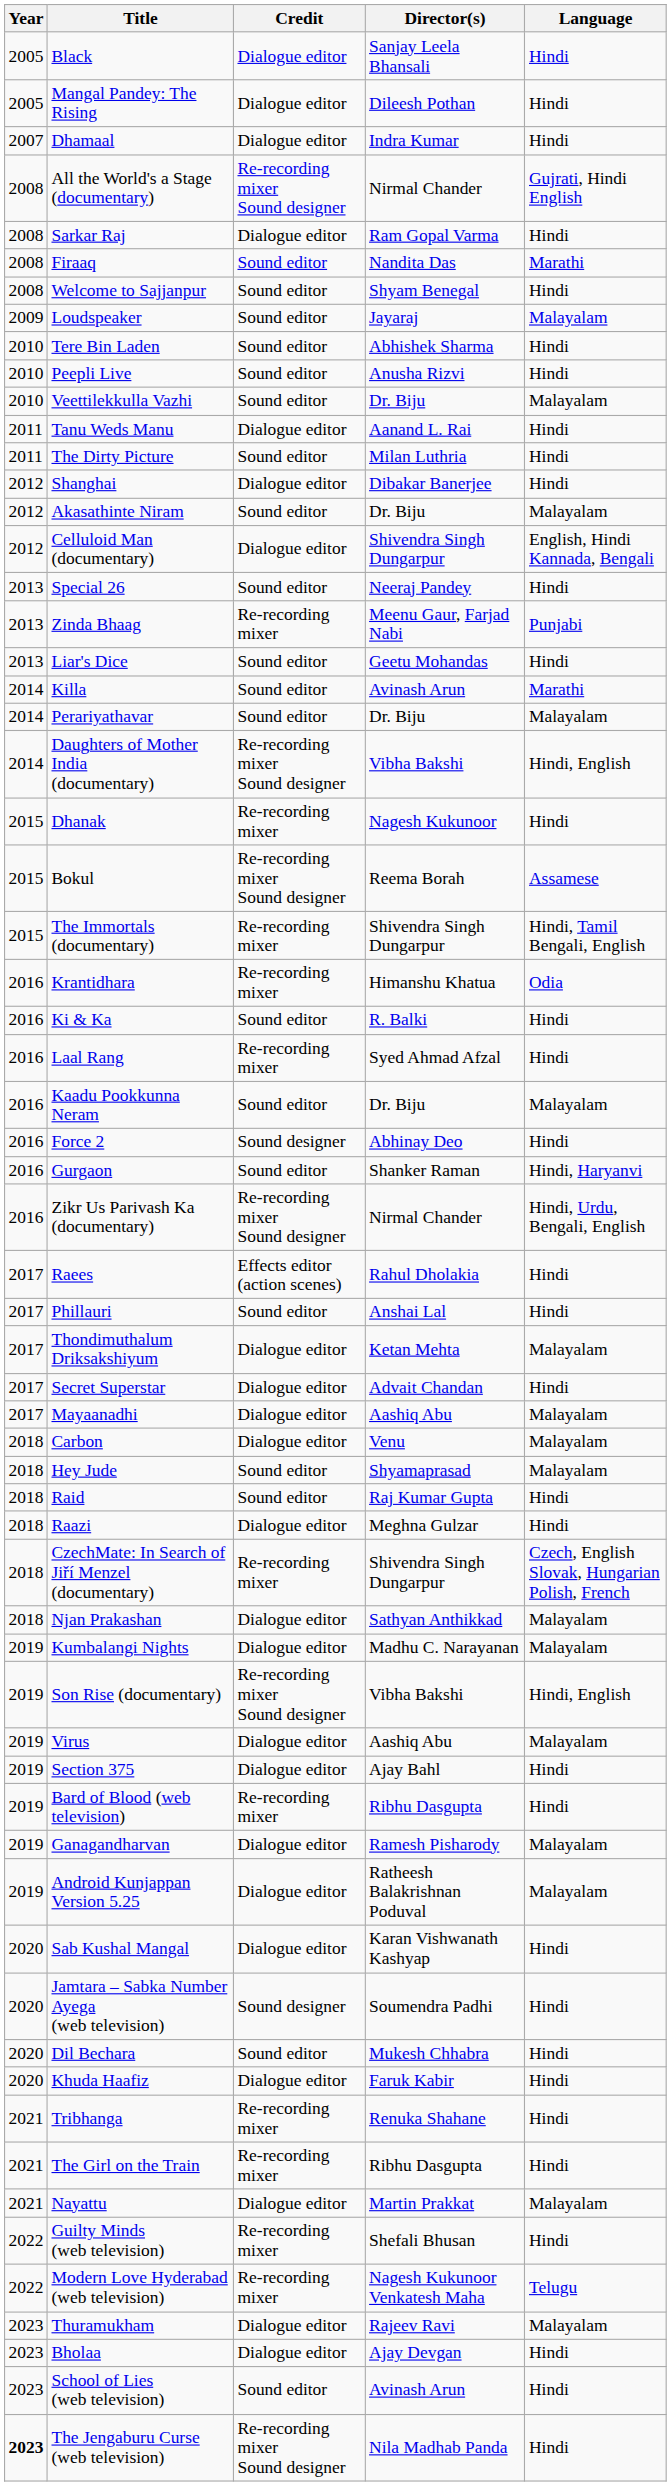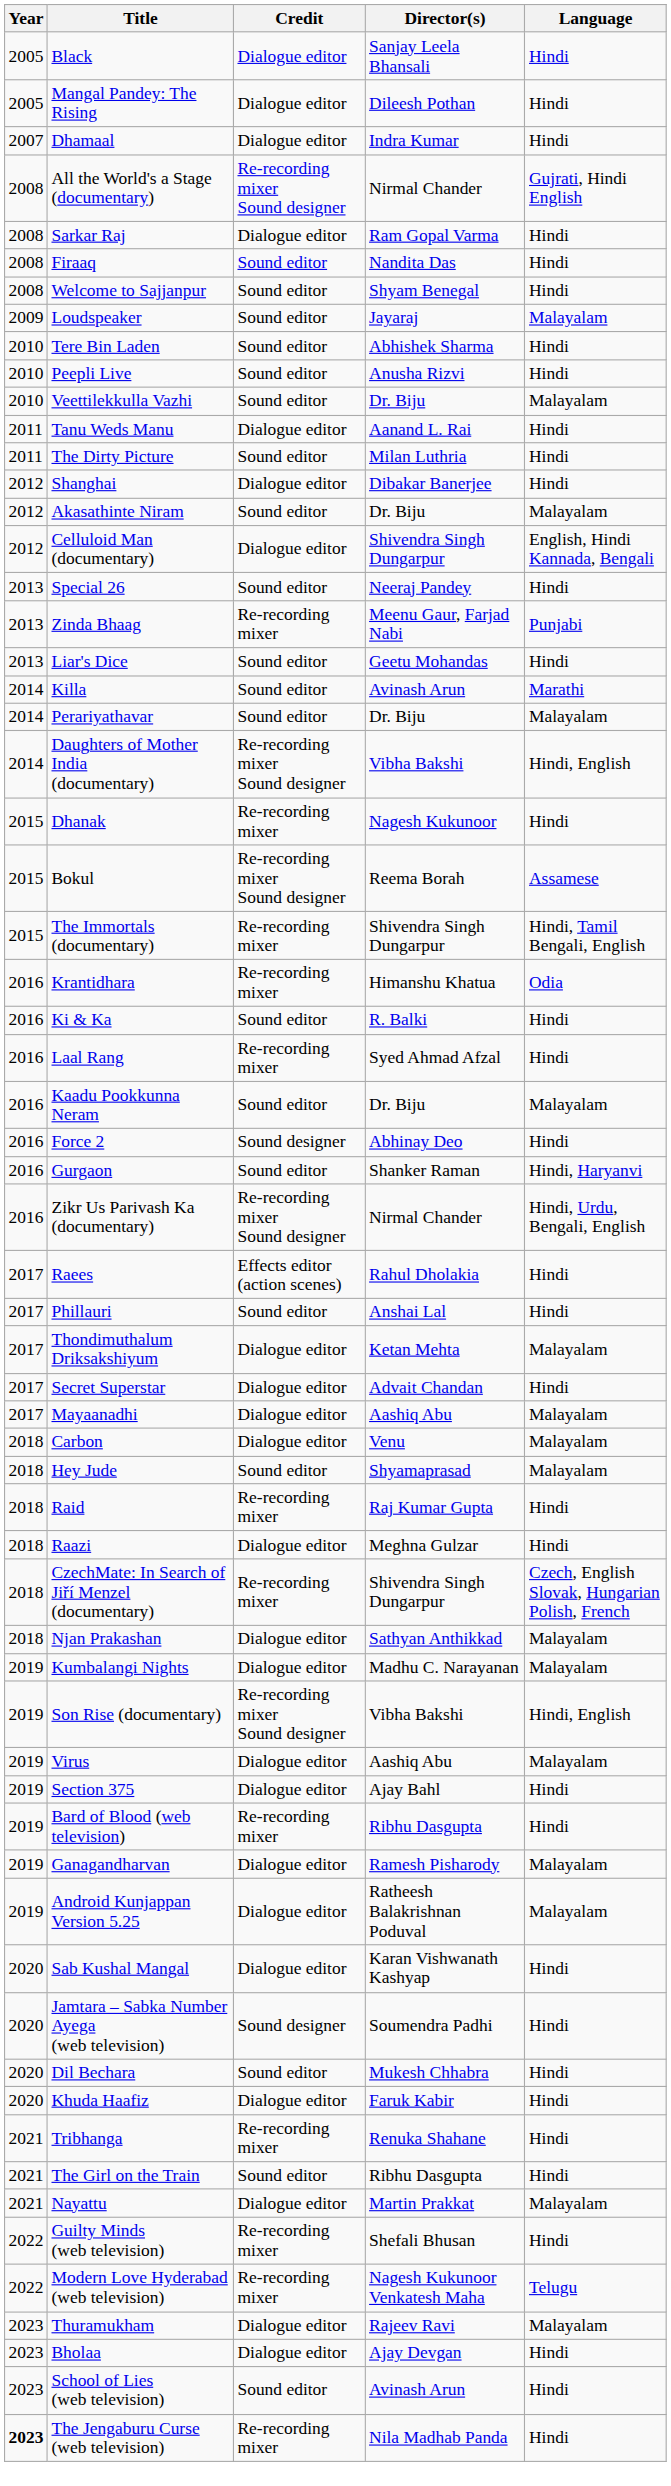(557, 262) Marathi -> (549, 262) Hindi
(282, 1497) Sound editor -> (283, 1507) Re-recording mixer
(283, 2165) Re-recording mixer -> (282, 2175) Sound editor
(291, 2447) Re-recording mixer Sound designer -> (283, 2437) Re-recording mixer
